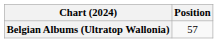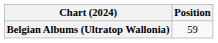(192, 29) 57 -> (192, 29) 59
